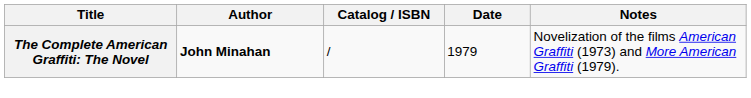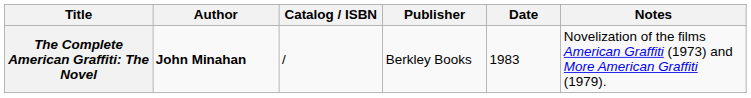+ column: (435, 15)
(462, 51) 1979 -> (505, 59) 1983
